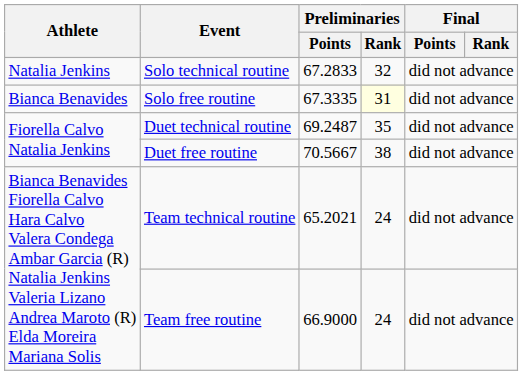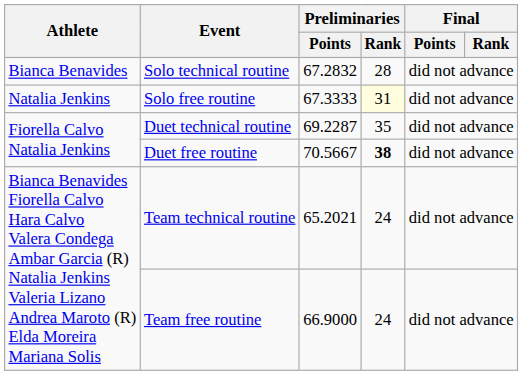(59, 71) Natalia Jenkins -> (68, 71) Bianca Benavides
(330, 71) 67.2833 -> (330, 71) 67.2832
(383, 71) 32 -> (383, 71) 28
(68, 99) Bianca Benavides -> (59, 99) Natalia Jenkins
(330, 99) 67.3335 -> (330, 99) 67.3333
(330, 126) 69.2487 -> (330, 126) 69.2287
(383, 153) normal -> (383, 153) bold
